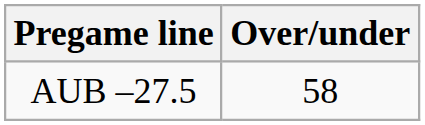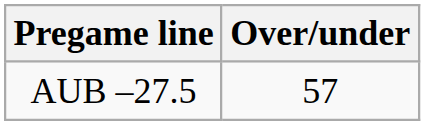(320, 90) 58 -> (320, 90) 57
